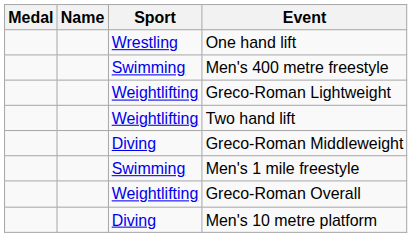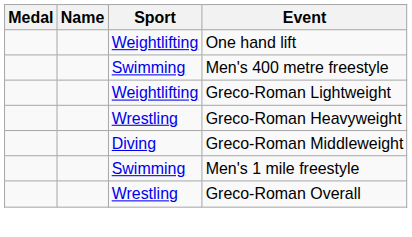(145, 43) Wrestling -> (155, 43) Weightlifting
- row: (250, 118)
+ row: (304, 118)
(155, 194) Weightlifting -> (145, 194) Wrestling
- row: (291, 219)
